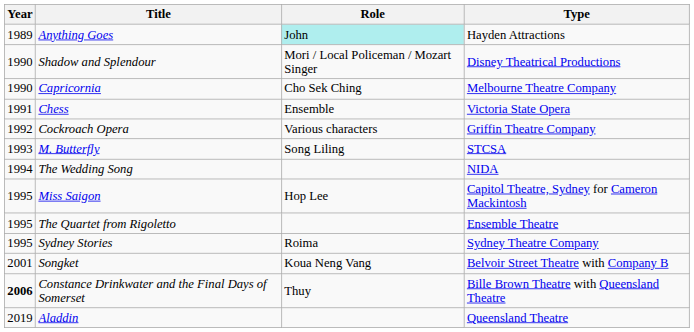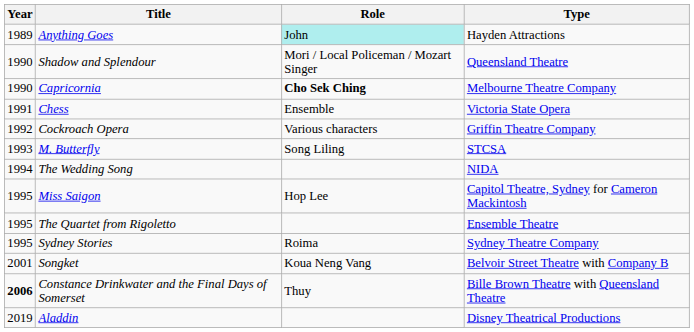(544, 61) Disney Theatrical Productions -> (517, 61) Queensland Theatre
(323, 88) normal -> (325, 88) bold
(517, 317) Queensland Theatre -> (544, 317) Disney Theatrical Productions
